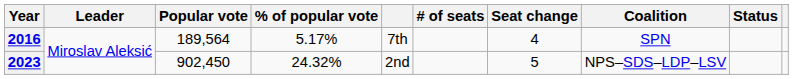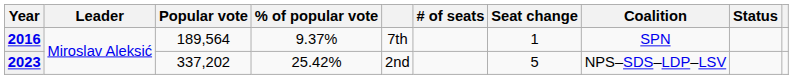(317, 39) 5.17% -> (317, 39) 9.37%
(534, 39) 4 -> (534, 39) 1
(203, 62) 902,450 -> (203, 62) 337,202
(317, 62) 24.32% -> (317, 62) 25.42%
